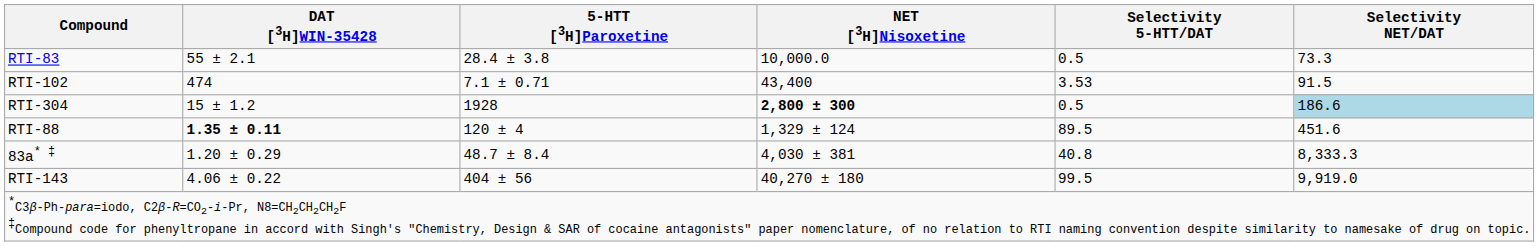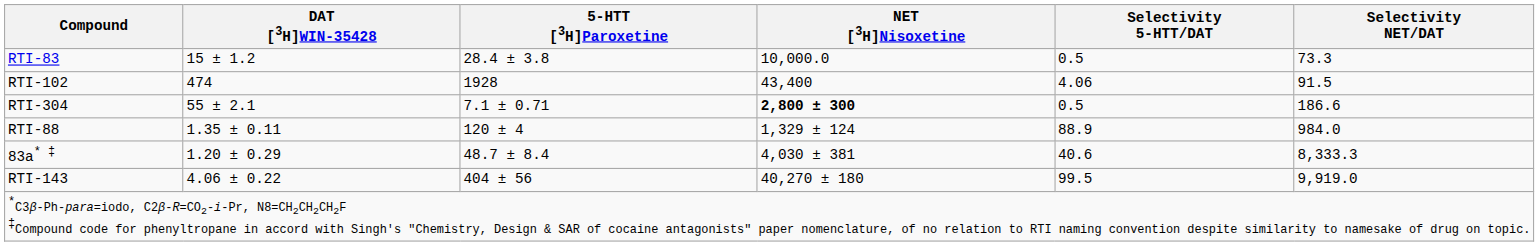(221, 60) 55 ± 2.1 -> (221, 60) 15 ± 1.2
(506, 83) 7.1 ± 0.71 -> (481, 83) 1928
(1075, 83) 3.53 -> (1075, 83) 4.06
(221, 106) 15 ± 1.2 -> (221, 106) 55 ± 2.1
(481, 106) 1928 -> (506, 106) 7.1 ± 0.71
(1319, 106) lightblue background -> (1319, 106) no background
(234, 130) bold -> (234, 130) normal
(1075, 130) 89.5 -> (1075, 130) 88.9
(1319, 130) 451.6 -> (1319, 130) 984.0
(1075, 155) 40.8 -> (1075, 155) 40.6
